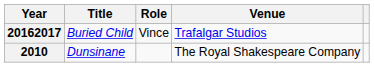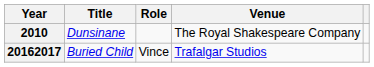rows swapped: (34, 52) <-> (34, 33)
